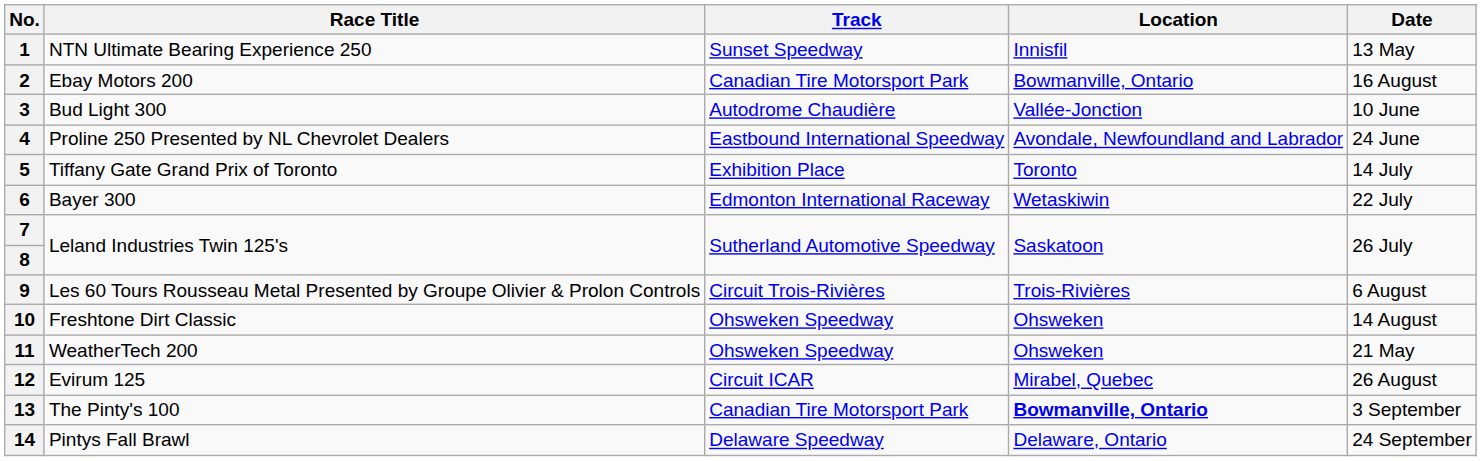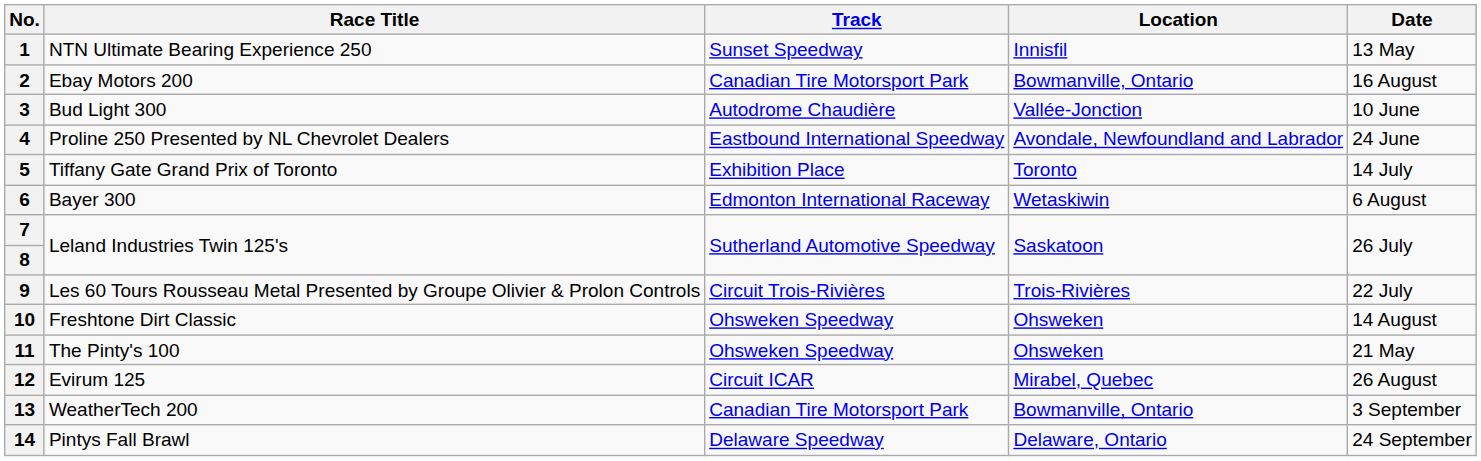(1382, 199) 22 July -> (1389, 199) 6 August
(1389, 289) 6 August -> (1382, 289) 22 July
(123, 349) WeatherTech 200 -> (114, 349) The Pinty's 100
(114, 409) The Pinty's 100 -> (123, 409) WeatherTech 200
(1111, 409) bold -> (1103, 409) normal
